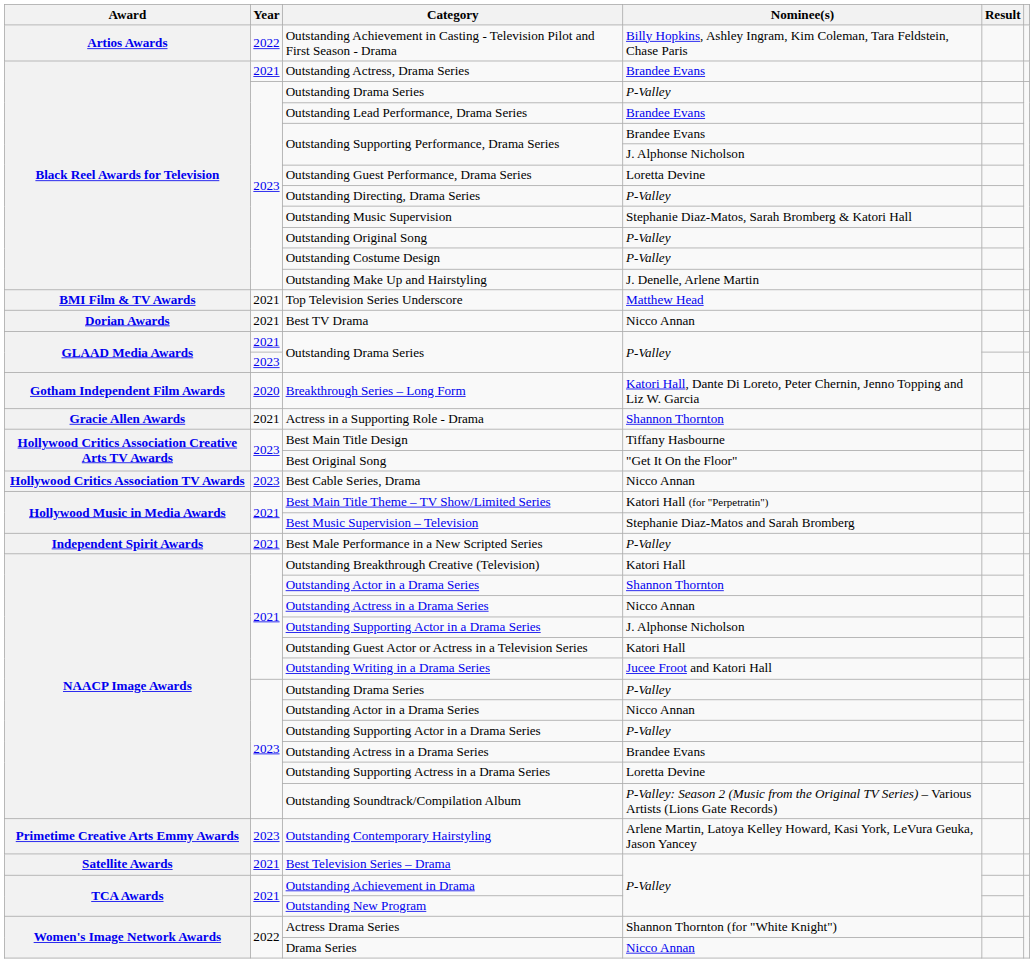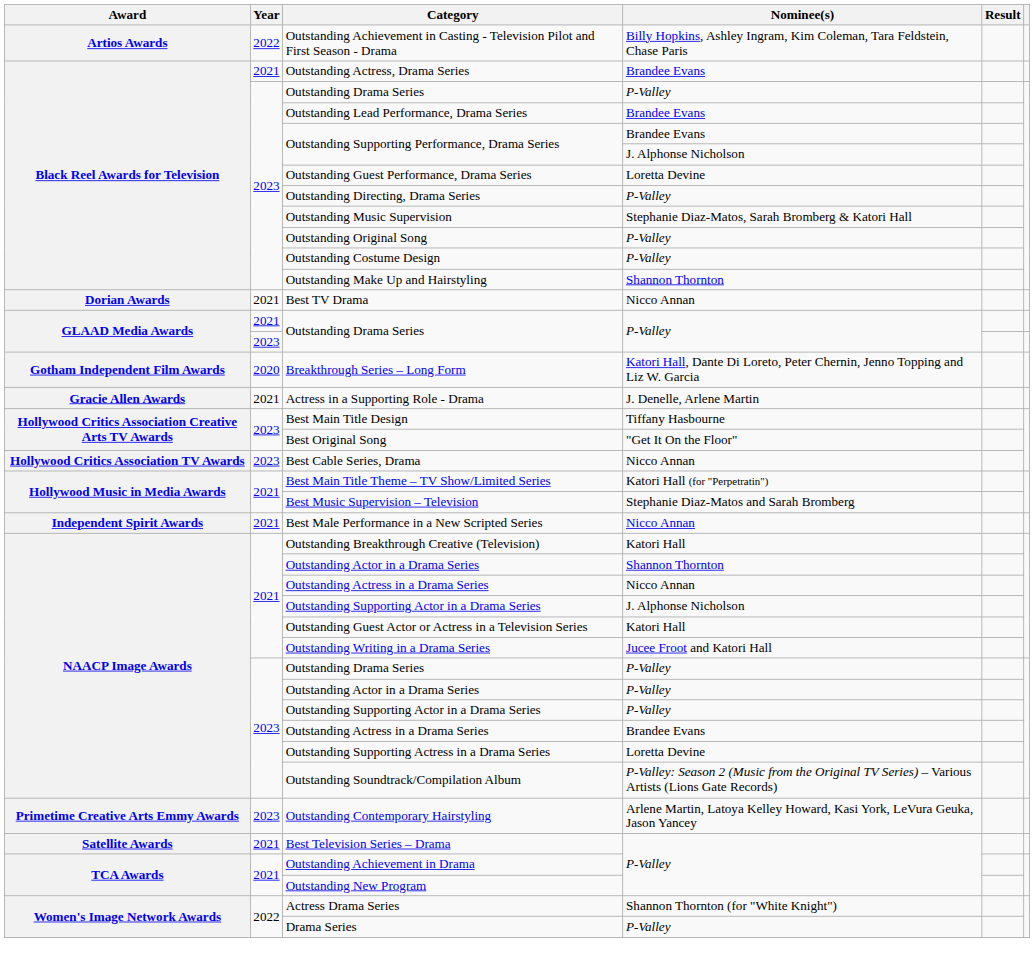(693, 279) J. Denelle, Arlene Martin -> (675, 279) Shannon Thornton
- row: (266, 300)
(675, 418) Shannon Thornton -> (693, 398) J. Denelle, Arlene Martin
(648, 543) P-Valley -> (660, 522) Nicco Annan
(660, 710) Nicco Annan -> (648, 689) P-Valley
(660, 947) Nicco Annan -> (648, 927) P-Valley
